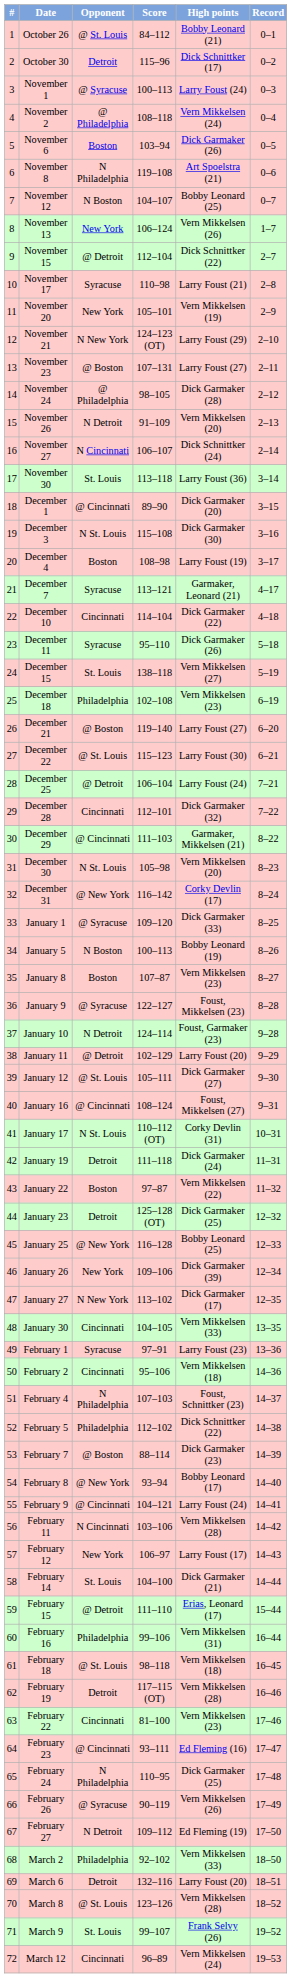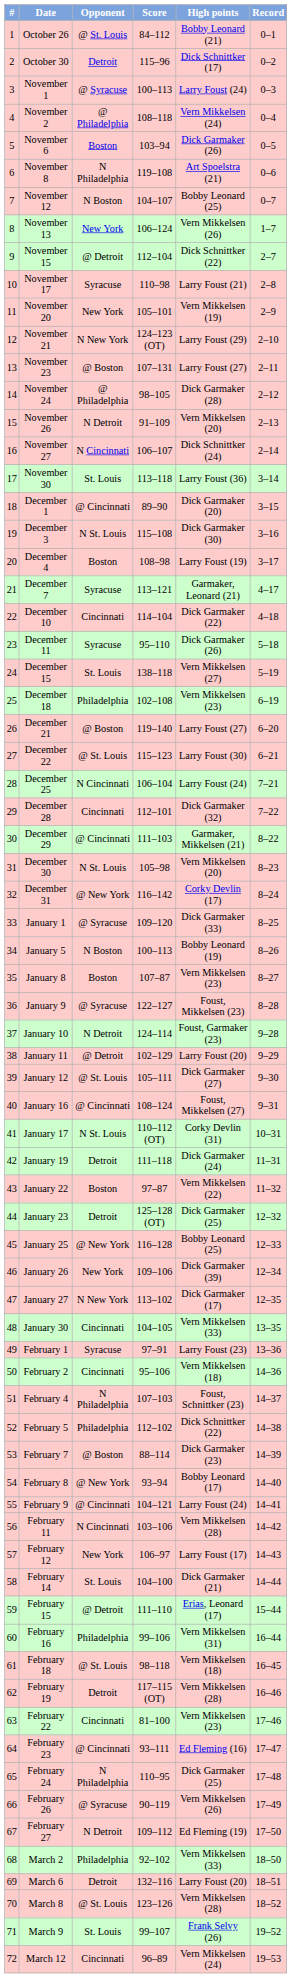(103, 784) @ Detroit -> (103, 784) N Cincinnati
